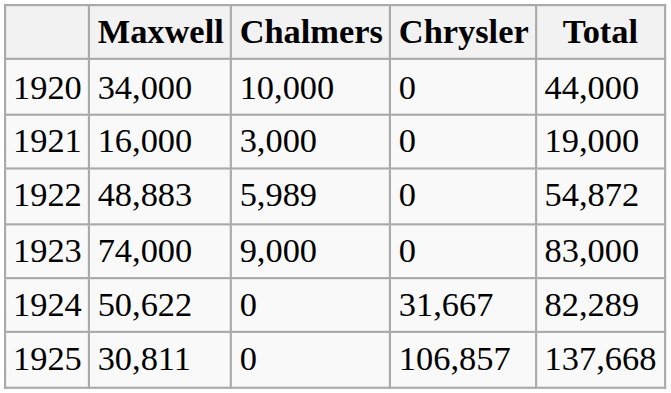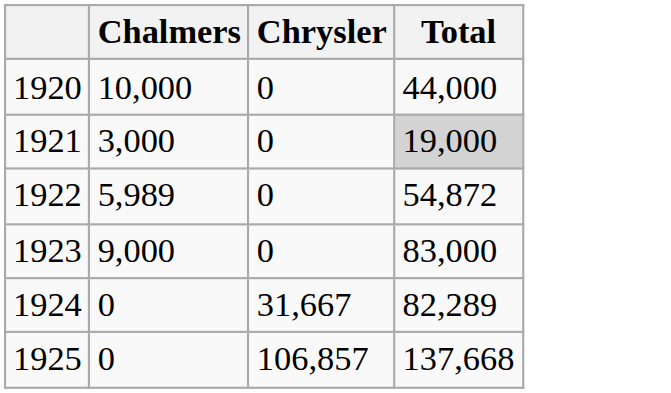- column: (161, 31)
(592, 140) no background -> (450, 140) lightgrey background
